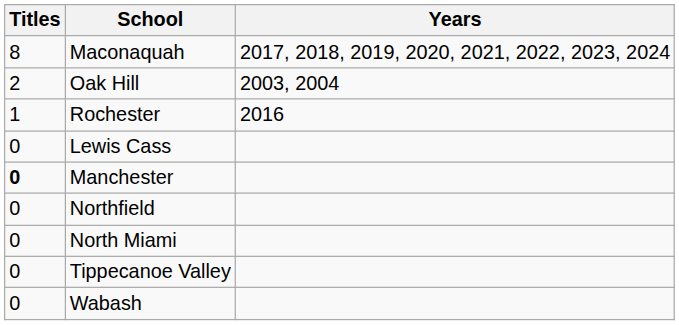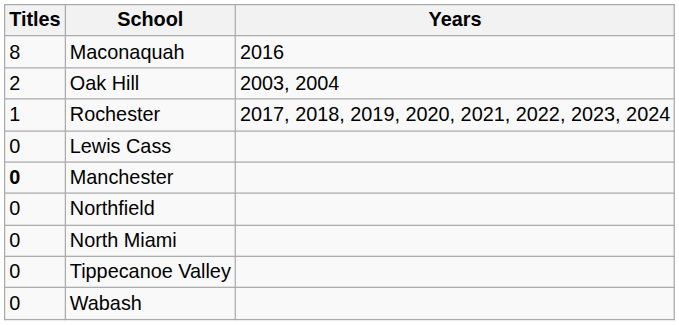(455, 51) 2017, 2018, 2019, 2020, 2021, 2022, 2023, 2024 -> (262, 51) 2016
(262, 114) 2016 -> (455, 114) 2017, 2018, 2019, 2020, 2021, 2022, 2023, 2024
